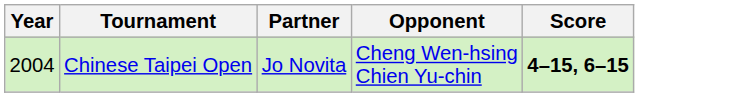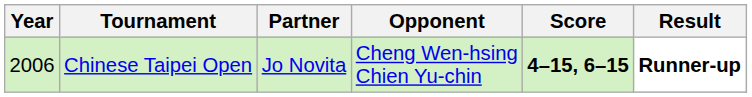+ column: (690, 21)
(32, 64) 2004 -> (32, 64) 2006
